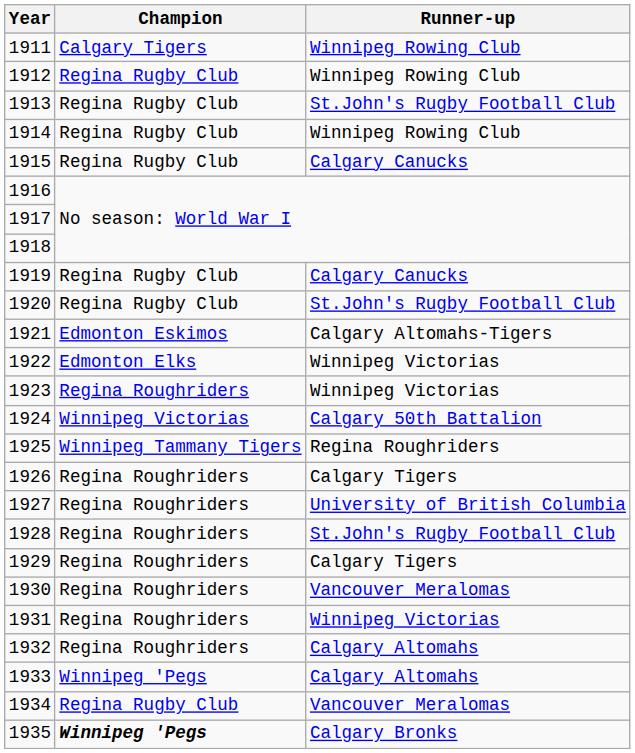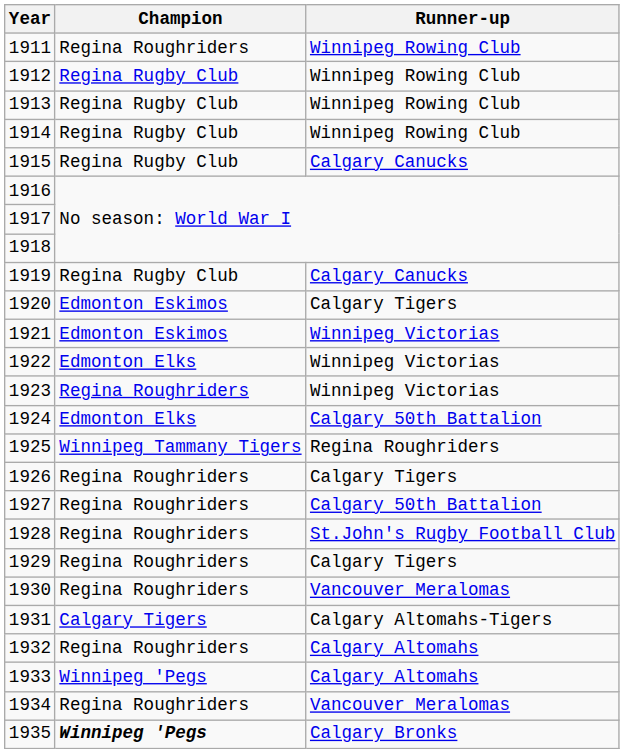(133, 48) Calgary Tigers -> (154, 48) Regina Roughriders
(463, 105) St.John's Rugby Football Club -> (415, 105) Winnipeg Rowing Club
(149, 305) Regina Rugby Club -> (144, 305) Edmonton Eskimos
(463, 305) St.John's Rugby Football Club -> (384, 305) Calgary Tigers
(431, 334) Calgary Altomahs-Tigers -> (405, 334) Winnipeg Victorias
(154, 419) Winnipeg Victorias -> (128, 419) Edmonton Elks
(468, 505) University of British Columbia -> (426, 505) Calgary 50th Battalion
(154, 620) Regina Roughriders -> (133, 620) Calgary Tigers
(405, 620) Winnipeg Victorias -> (431, 620) Calgary Altomahs-Tigers
(149, 705) Regina Rugby Club -> (154, 705) Regina Roughriders
